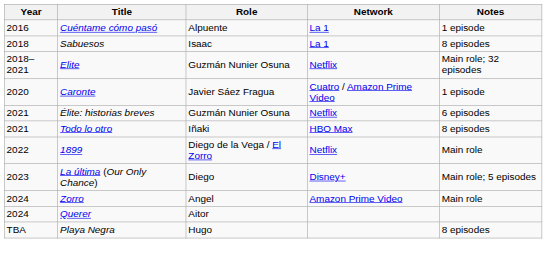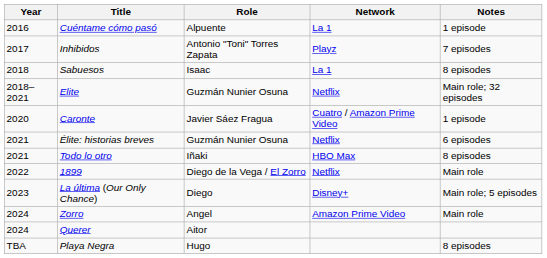+ row: (80, 49)
